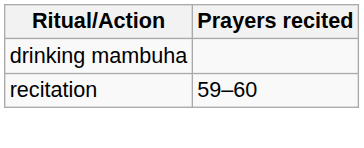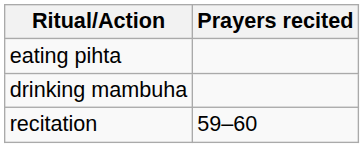+ row: (65, 55)
